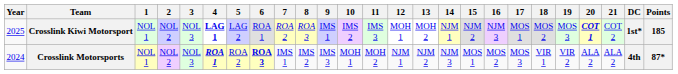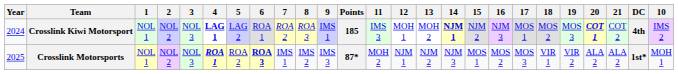columns swapped: (350, 11) <-> (658, 11)
(15, 31) 2025 -> (15, 31) 2024
(449, 31) normal -> (453, 31) bold
(634, 31) 1st* -> (639, 31) 4th
(15, 56) 2024 -> (15, 56) 2025
(634, 56) 4th -> (639, 56) 1st*
